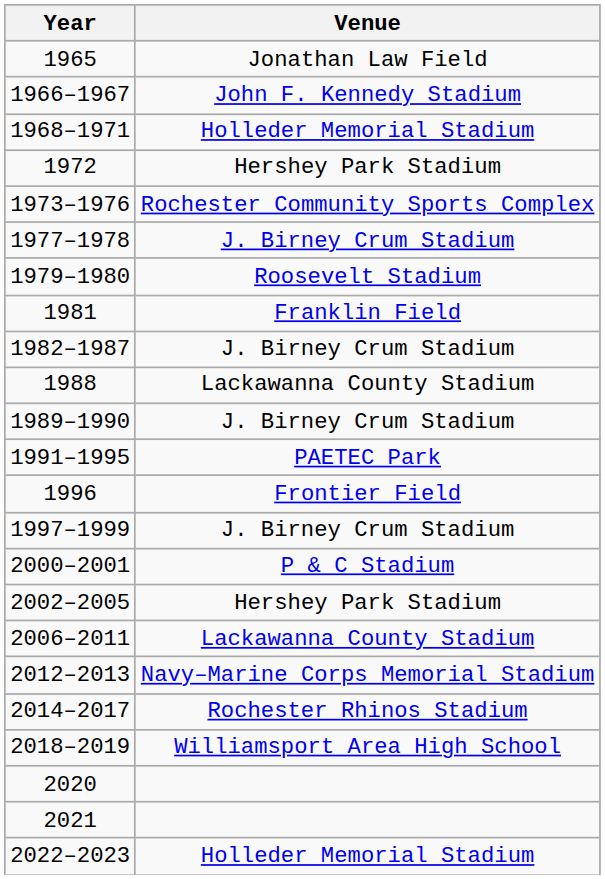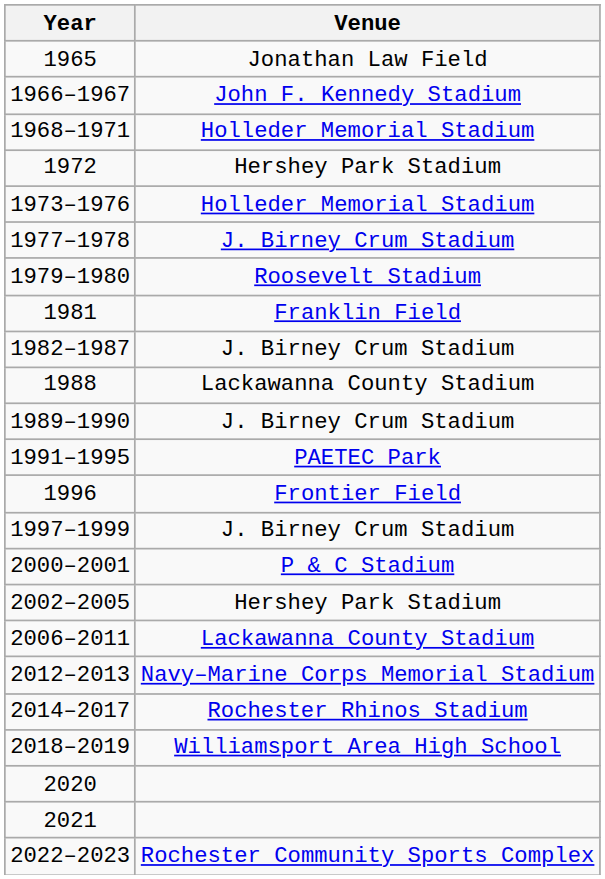(368, 204) Rochester Community Sports Complex -> (368, 204) Holleder Memorial Stadium
(368, 856) Holleder Memorial Stadium -> (368, 856) Rochester Community Sports Complex
